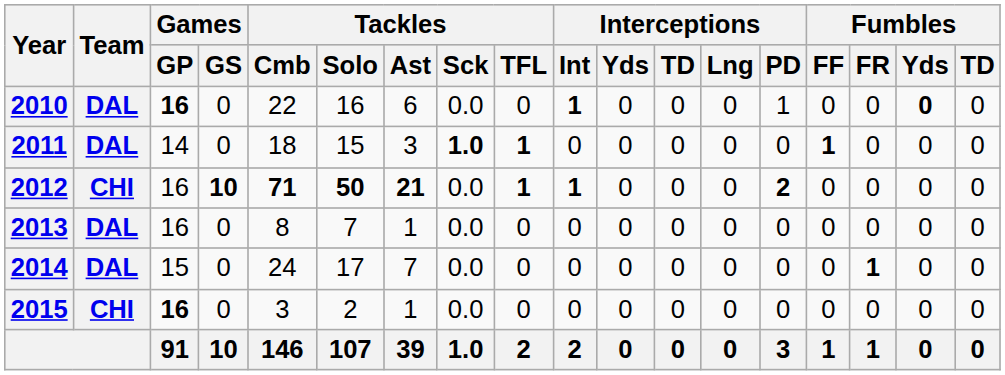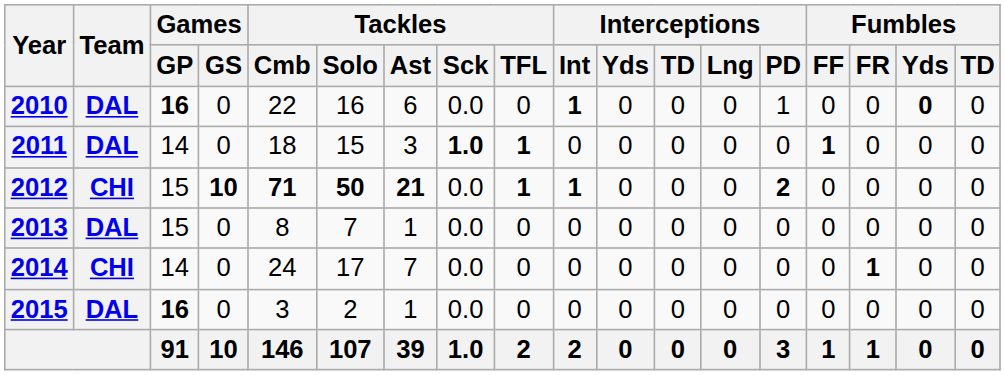(175, 187) 16 -> (175, 187) 15
(175, 227) 16 -> (175, 227) 15
(112, 268) DAL -> (112, 268) CHI
(175, 268) 15 -> (175, 268) 14
(112, 308) CHI -> (112, 308) DAL
